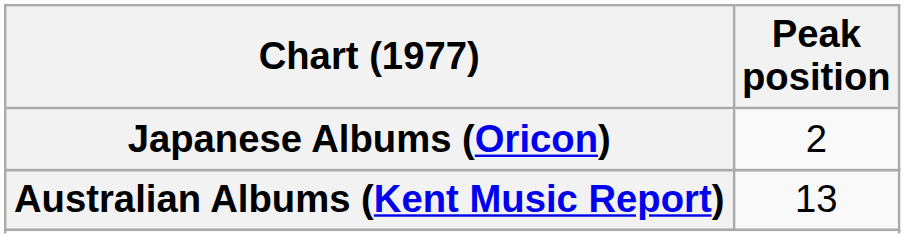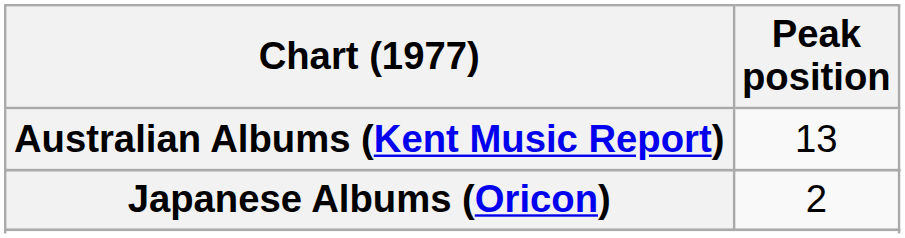rows swapped: (369, 199) <-> (369, 138)
